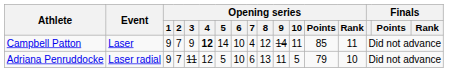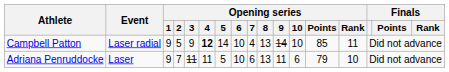(121, 44) Laser -> (135, 44) Laser radial
(179, 44) 7 -> (179, 44) 5
(265, 44) 12 -> (265, 44) 13
(297, 44) 11 -> (297, 44) 10
(135, 60) Laser radial -> (121, 60) Laser
(207, 60) 12 -> (207, 60) 11
(297, 60) 5 -> (297, 60) 6
